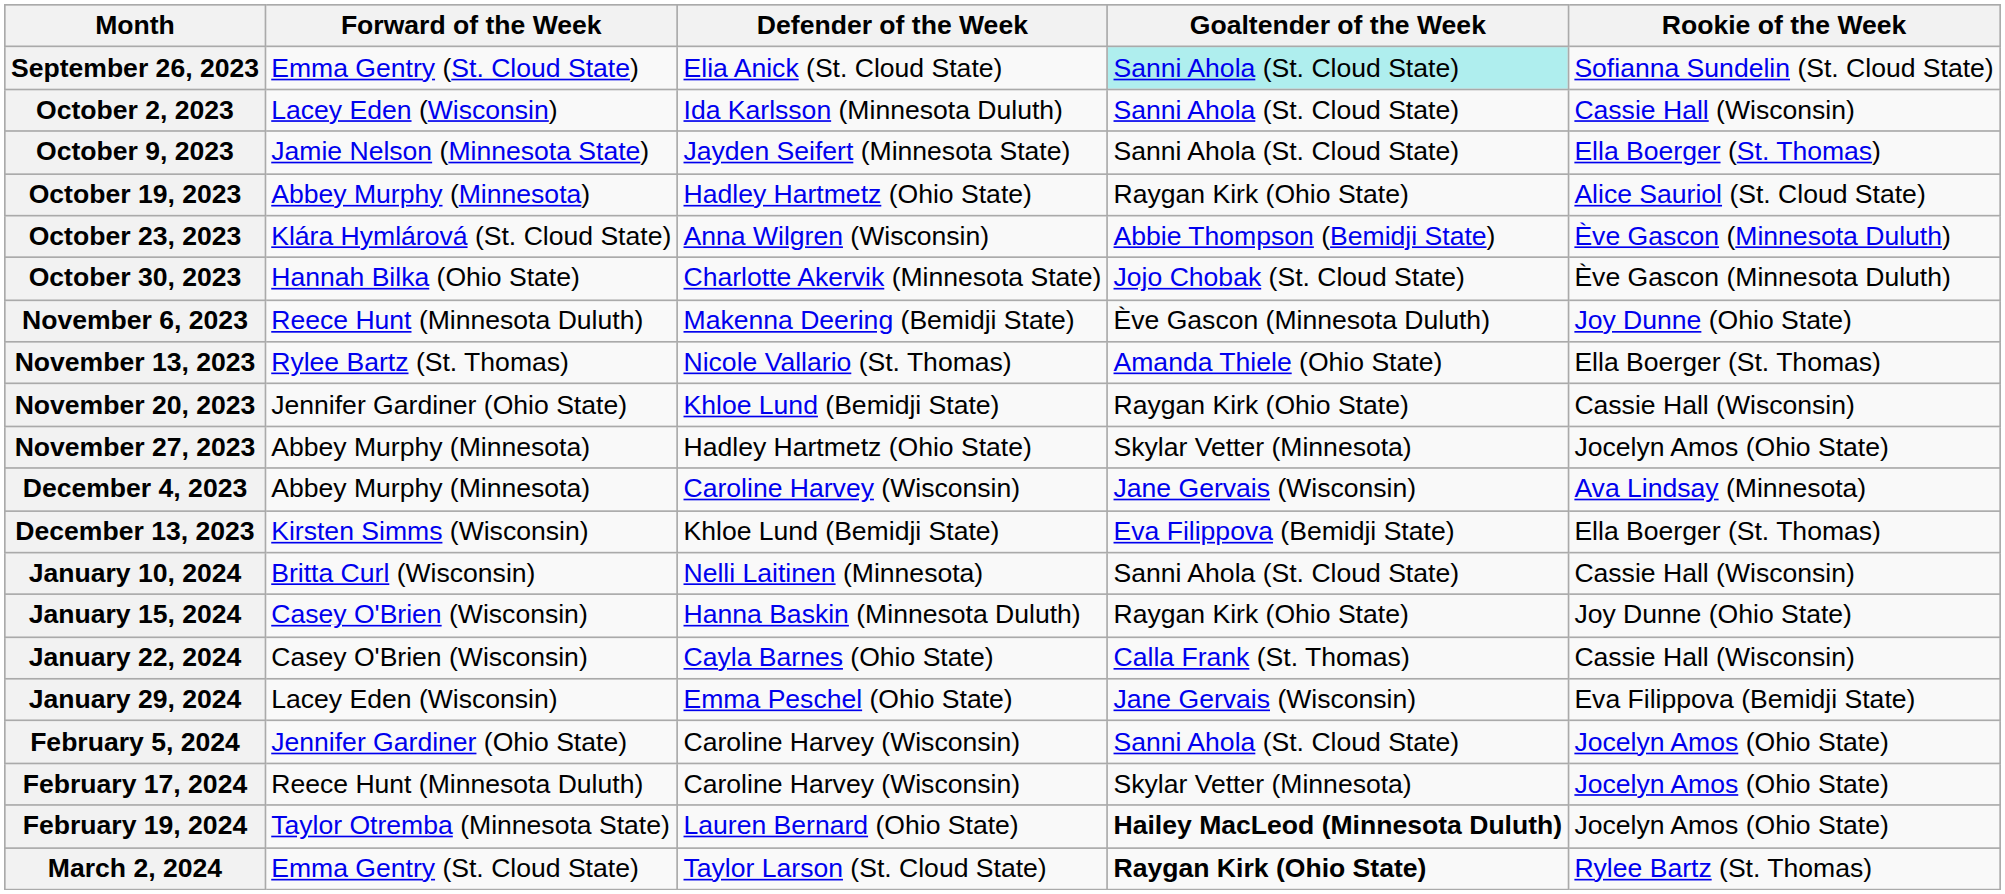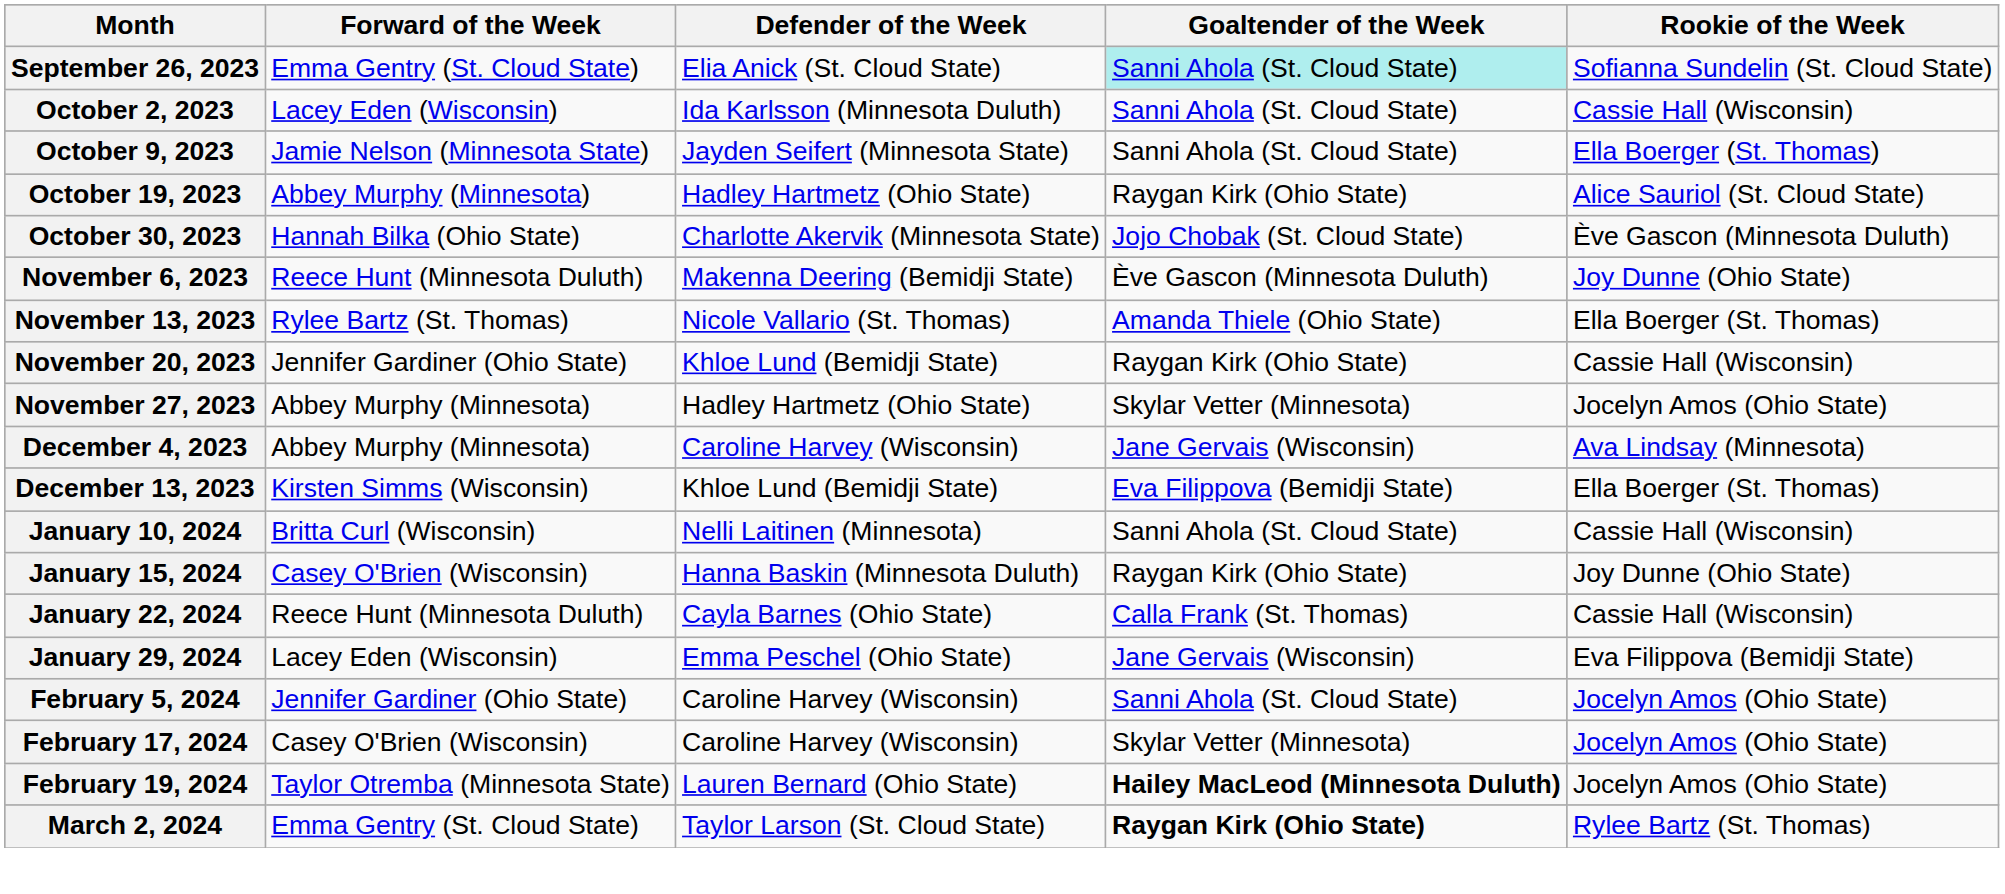- row: (135, 236)
(429, 657) Casey O'Brien (Wisconsin) -> (457, 615) Reece Hunt (Minnesota Duluth)
(457, 783) Reece Hunt (Minnesota Duluth) -> (429, 741) Casey O'Brien (Wisconsin)
